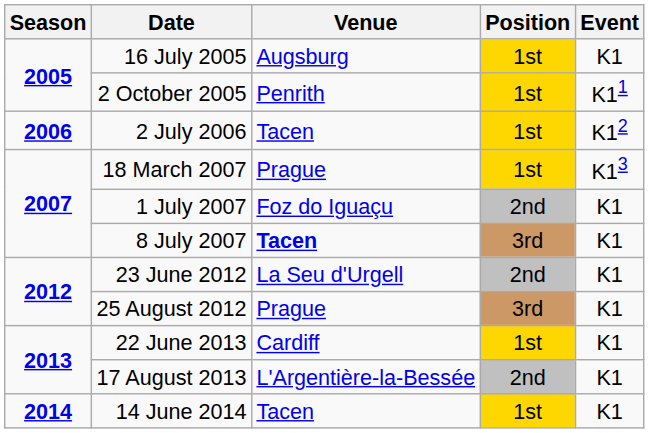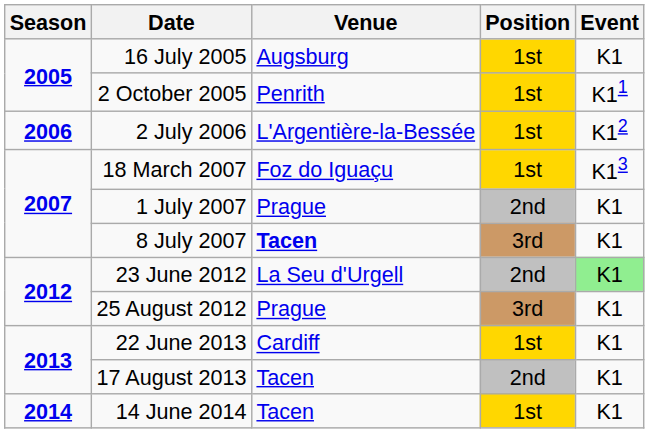(285, 131) Tacen -> (366, 131) L'Argentière-la-Bessée
(291, 170) Prague -> (325, 170) Foz do Iguaçu
(325, 206) Foz do Iguaçu -> (291, 206) Prague
(610, 274) no background -> (610, 274) lightgreen background
(366, 377) L'Argentière-la-Bessée -> (285, 377) Tacen
